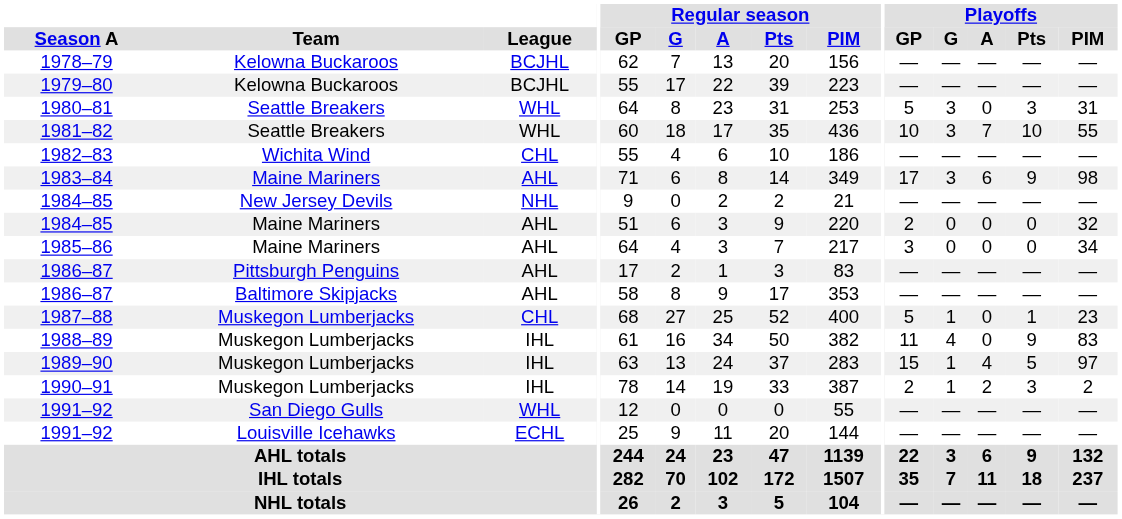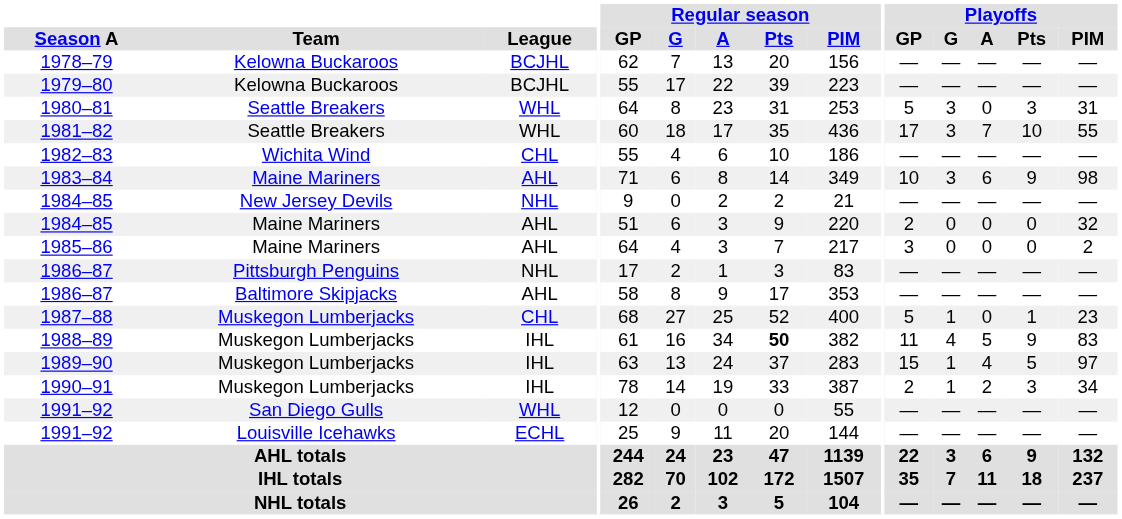(909, 131) 10 -> (909, 131) 17
(909, 177) 17 -> (909, 177) 10
(1088, 247) 34 -> (1088, 247) 2
(540, 270) AHL -> (540, 270) NHL
(779, 340) normal -> (779, 340) bold
(987, 340) 0 -> (987, 340) 5
(1088, 386) 2 -> (1088, 386) 34
